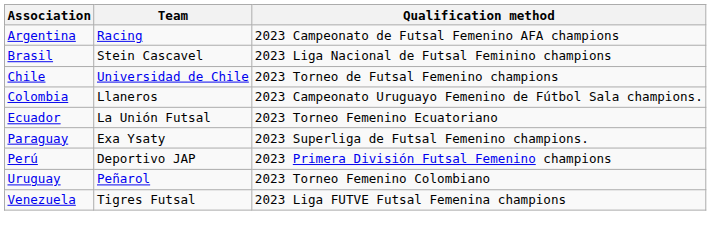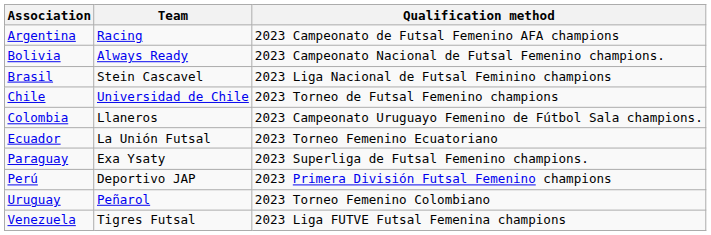+ row: (34, 56)
